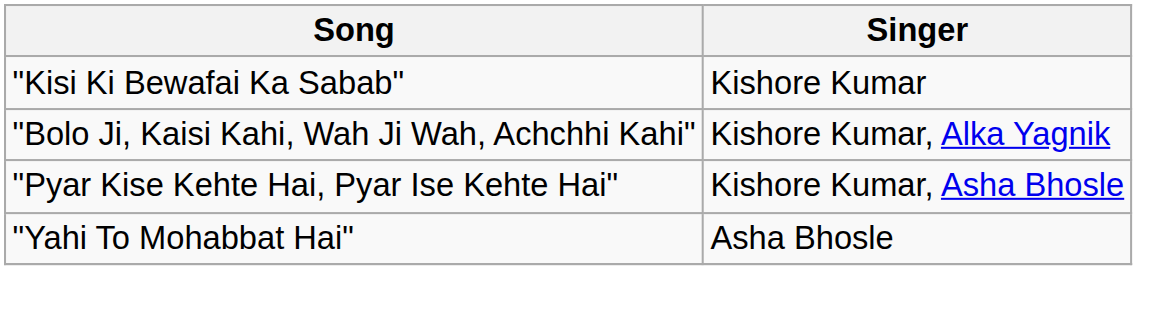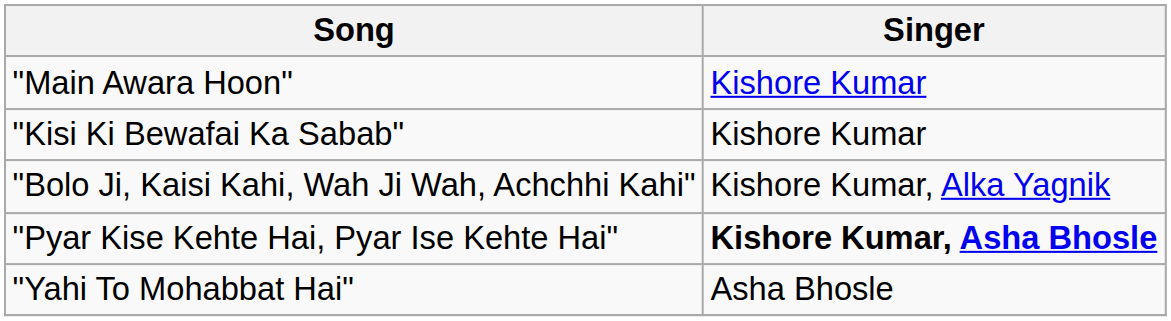+ row: (153, 82)
(917, 185) normal -> (934, 237) bold
